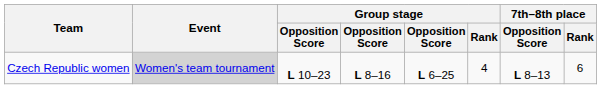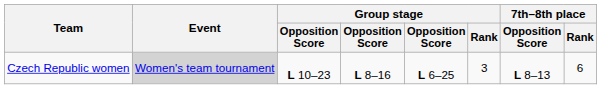(484, 68) 4 -> (484, 68) 3
